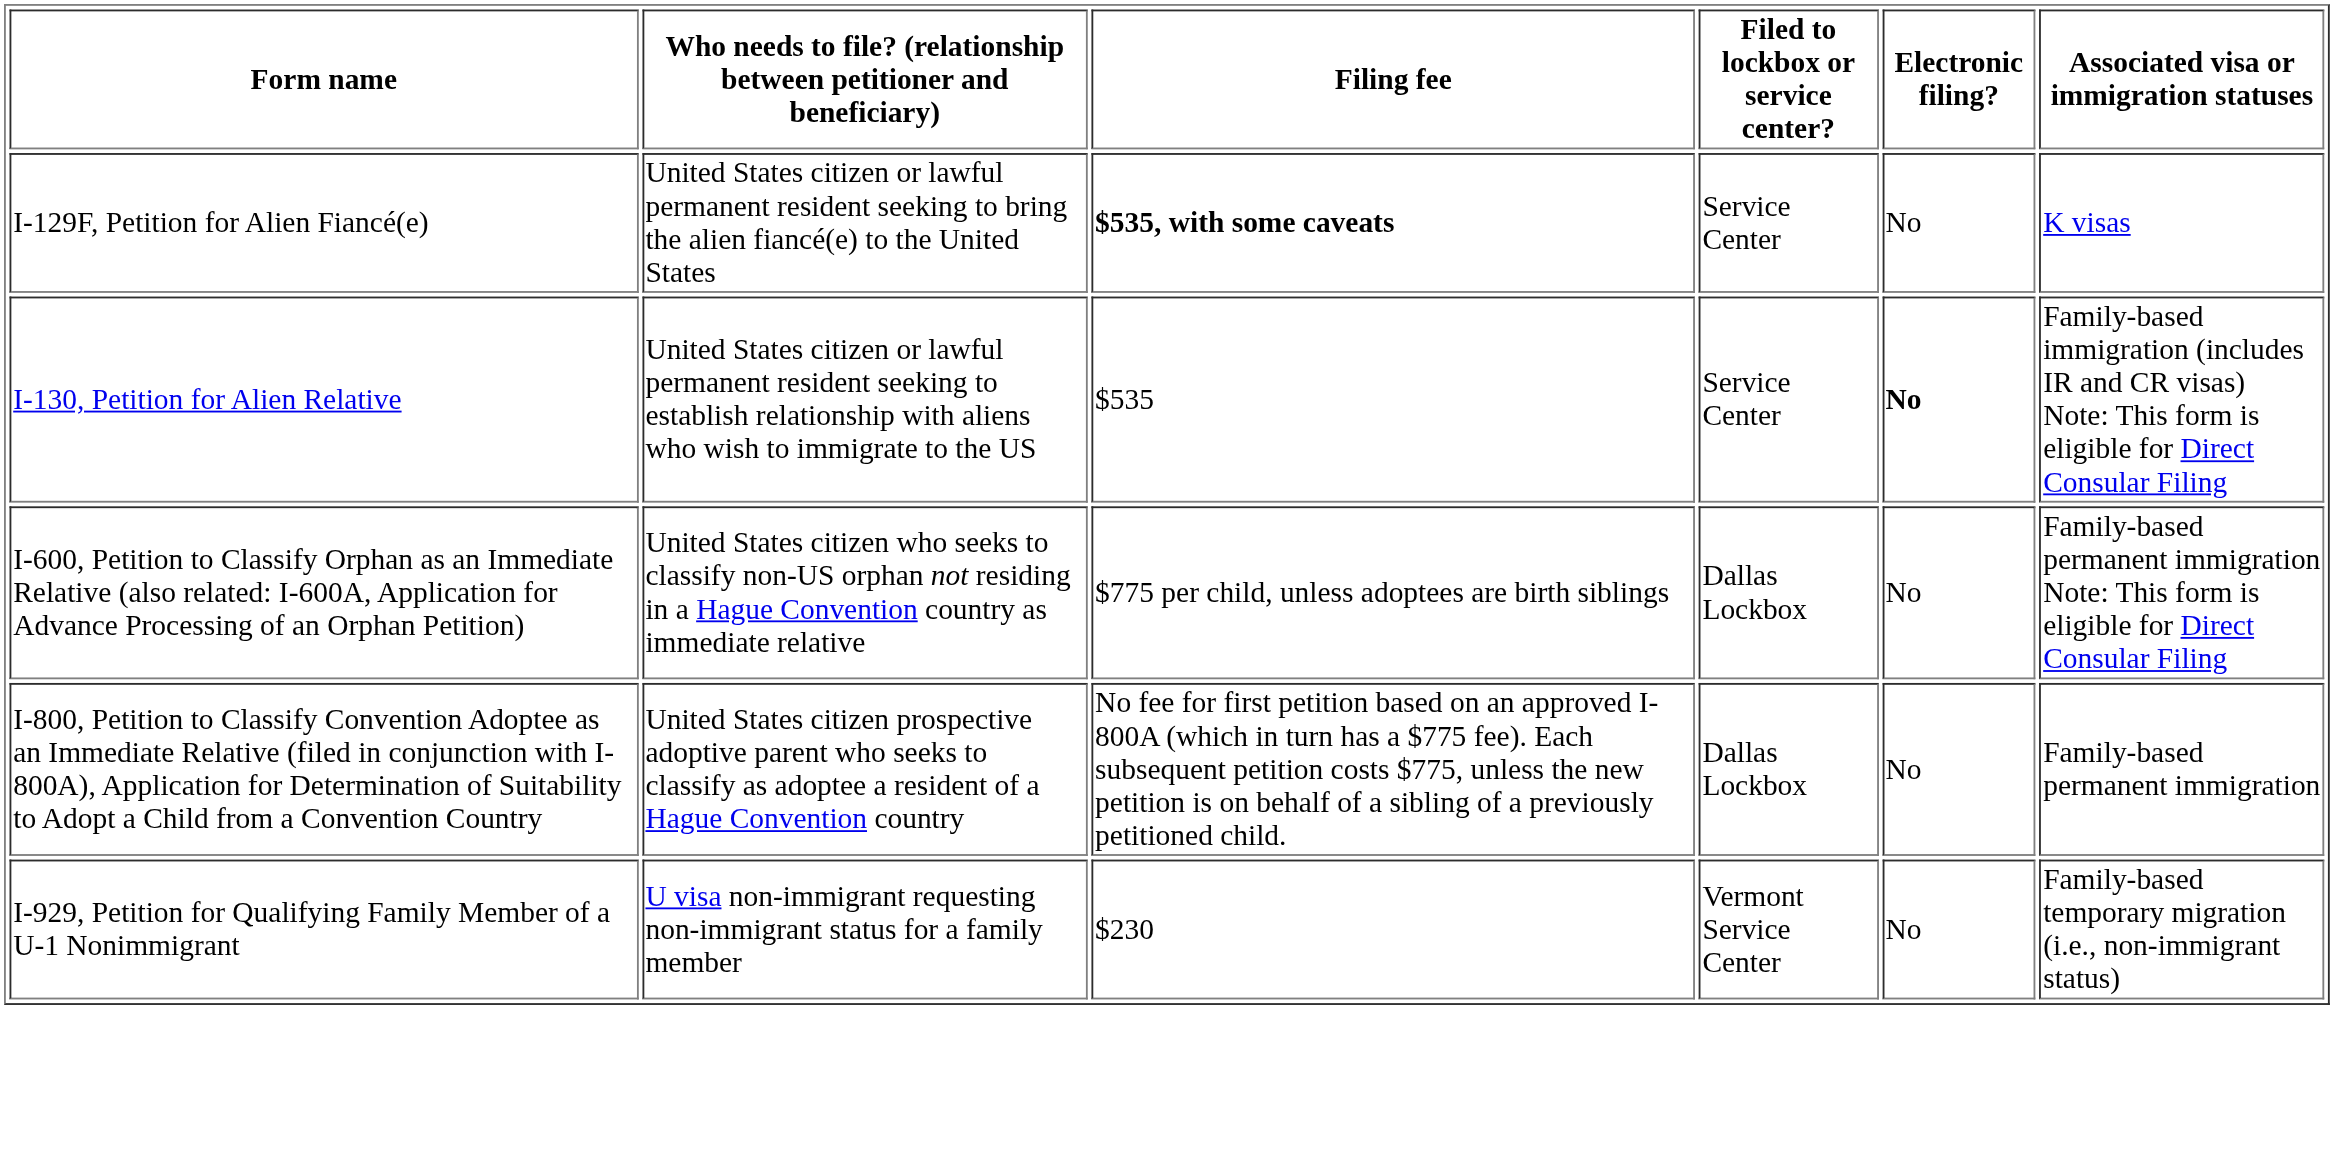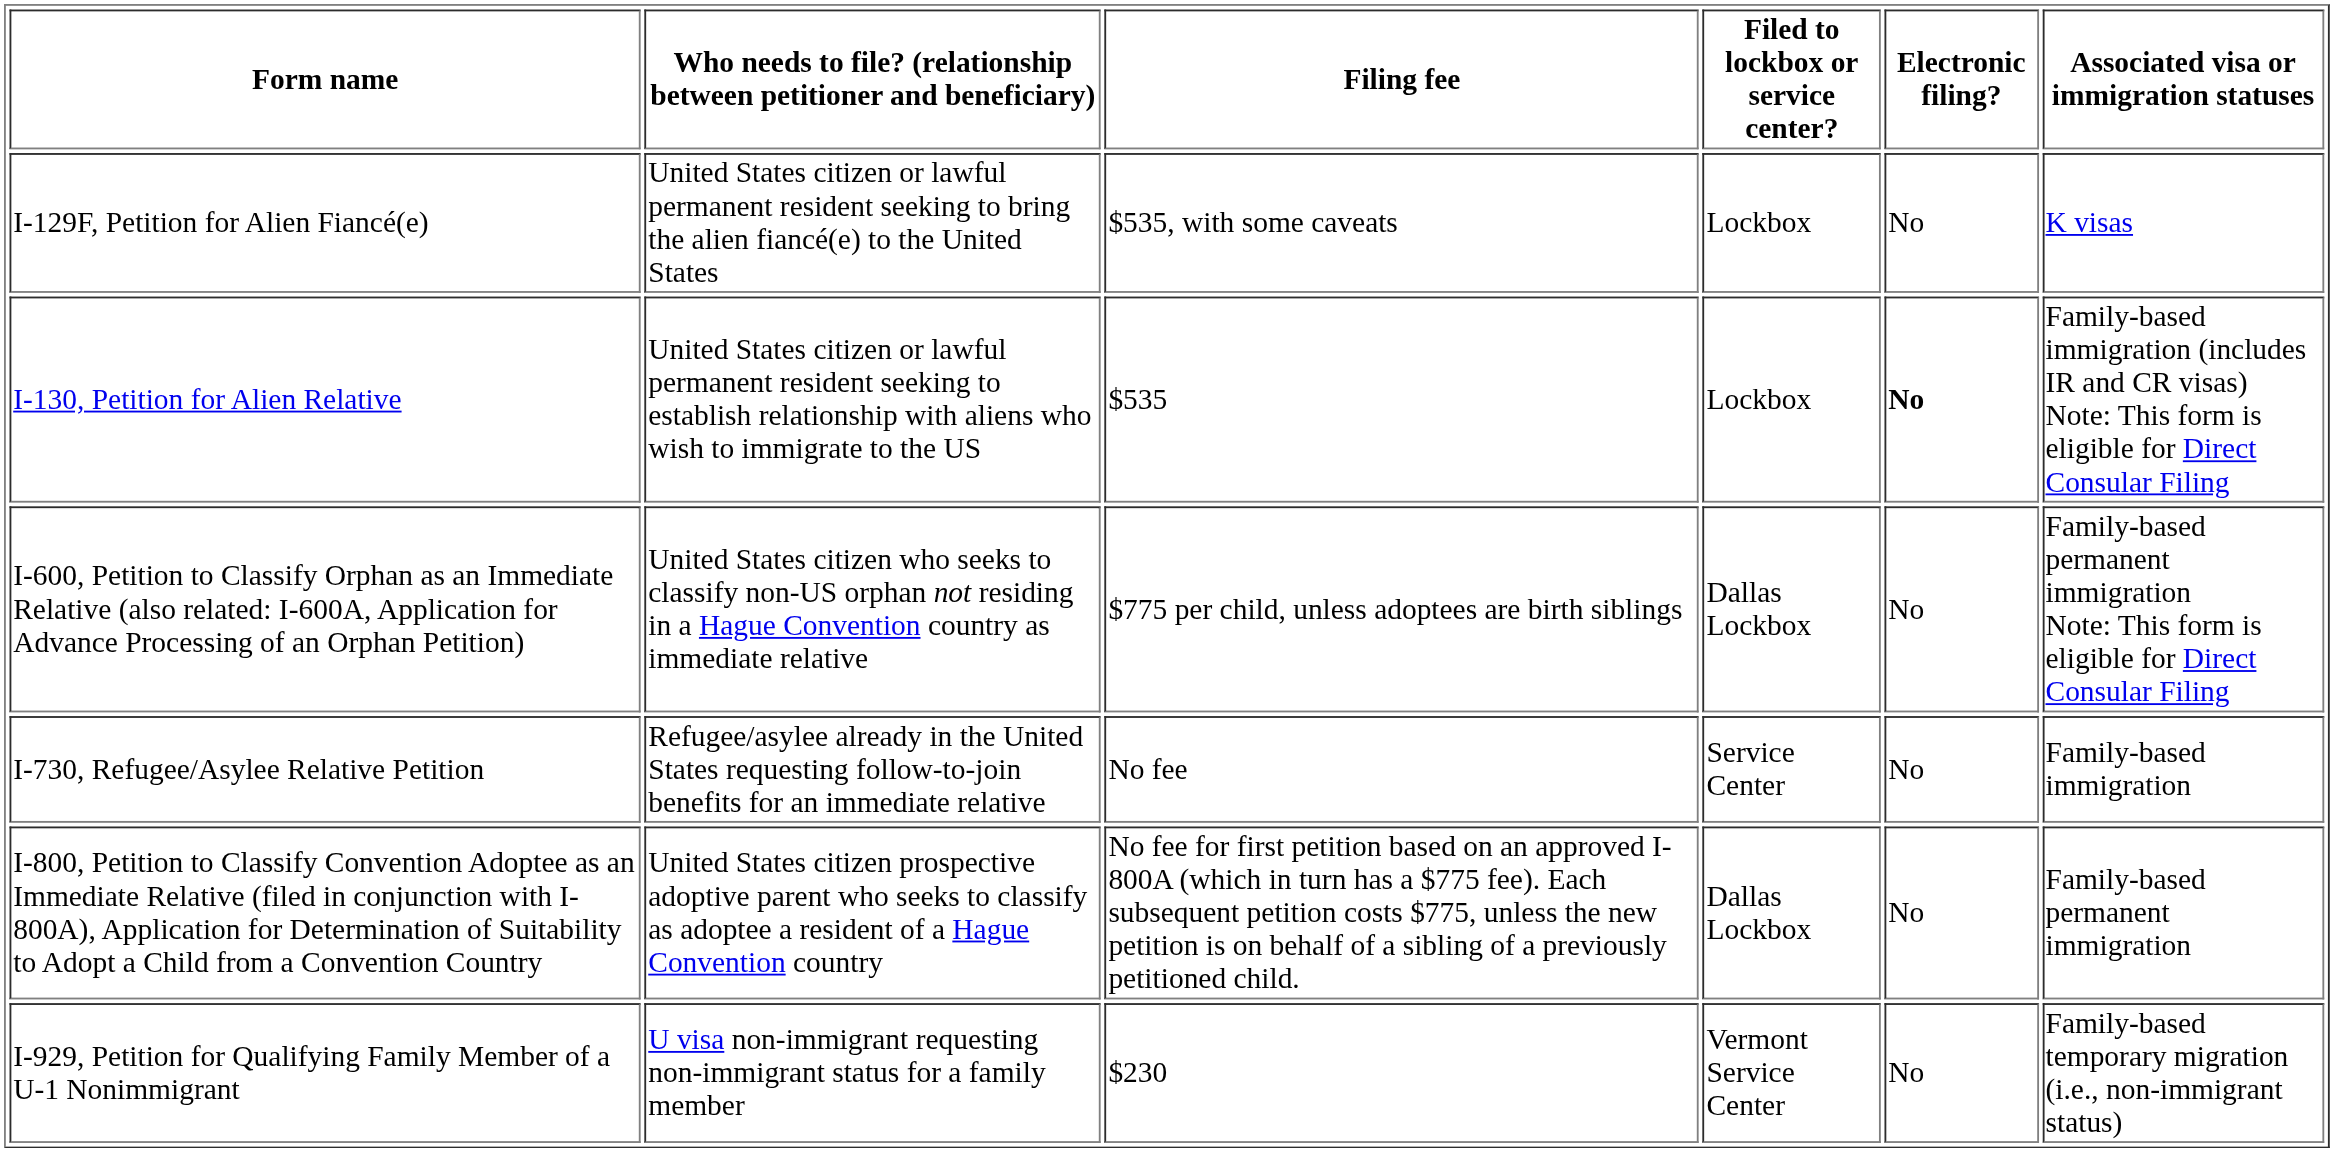(1245, 222) bold -> (1253, 222) normal
(1747, 222) Service Center -> (1759, 222) Lockbox
(1747, 399) Service Center -> (1759, 399) Lockbox
+ row: (249, 769)
